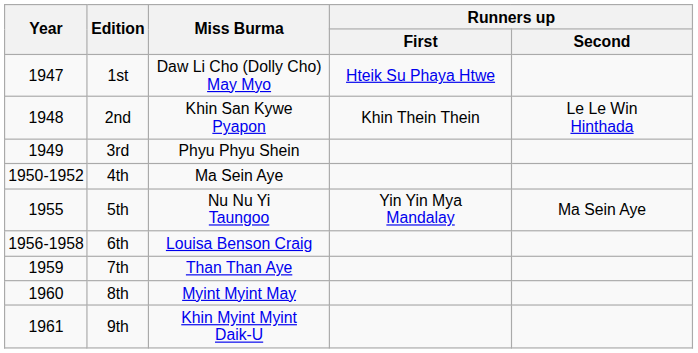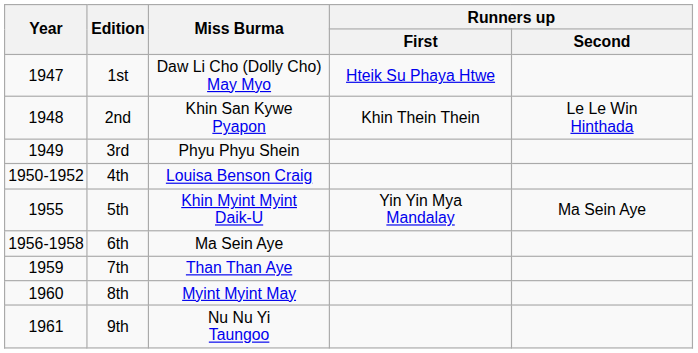(239, 176) Ma Sein Aye -> (239, 176) Louisa Benson Craig
(239, 209) Nu Nu Yi Taungoo -> (239, 209) Khin Myint Myint Daik-U
(239, 243) Louisa Benson Craig -> (239, 243) Ma Sein Aye
(239, 326) Khin Myint Myint Daik-U -> (239, 326) Nu Nu Yi Taungoo
